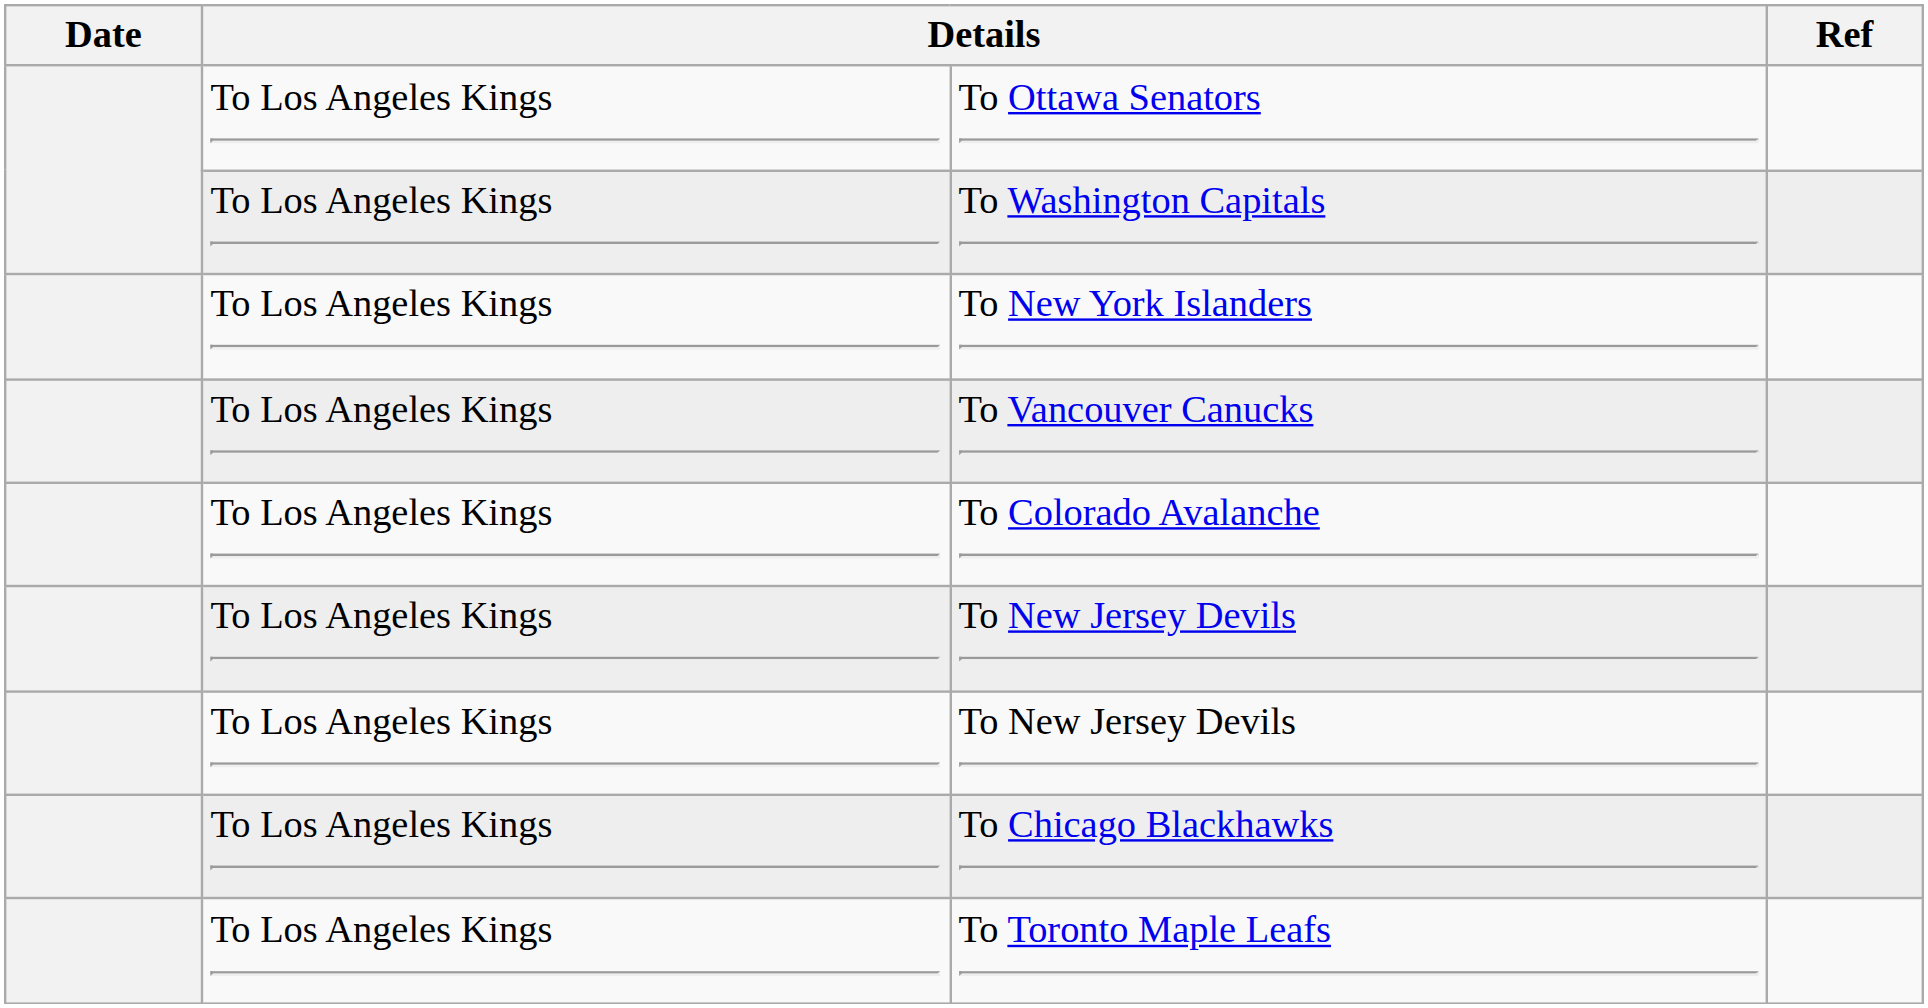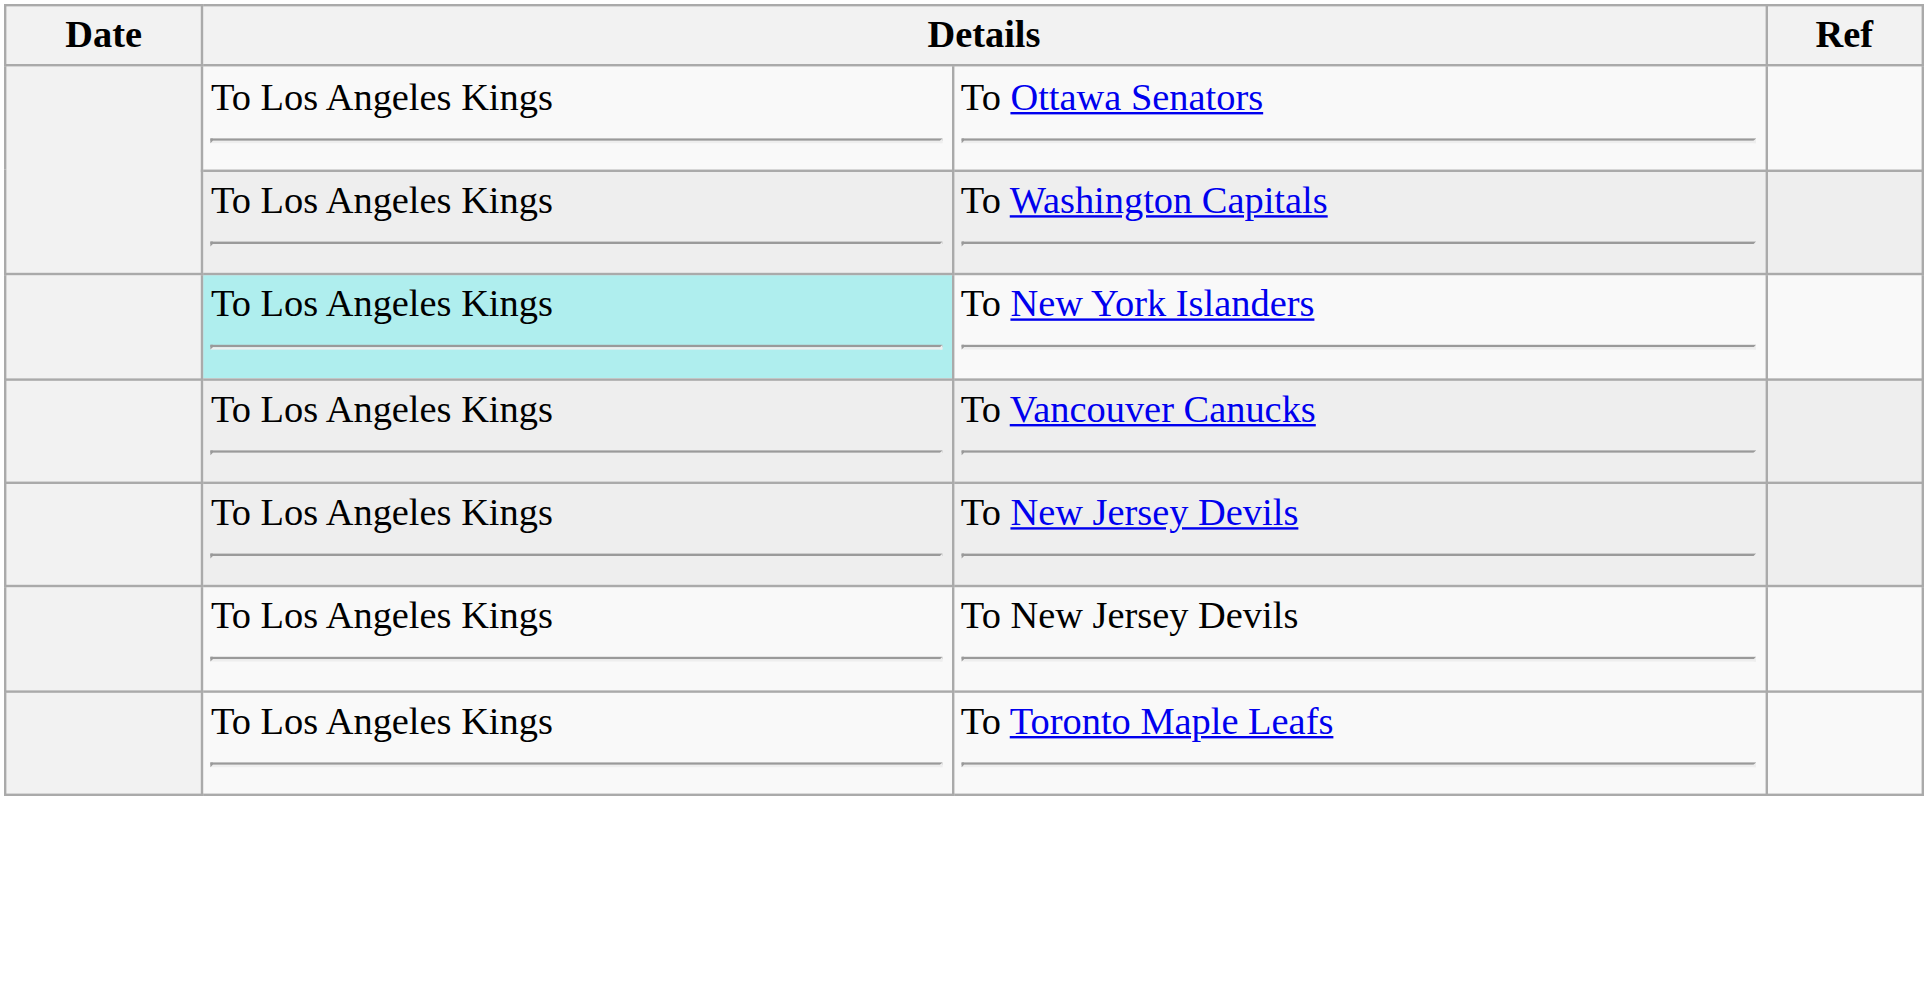(576, 317) no background -> (577, 317) paleturquoise background
- row: (103, 535)
- row: (103, 847)
